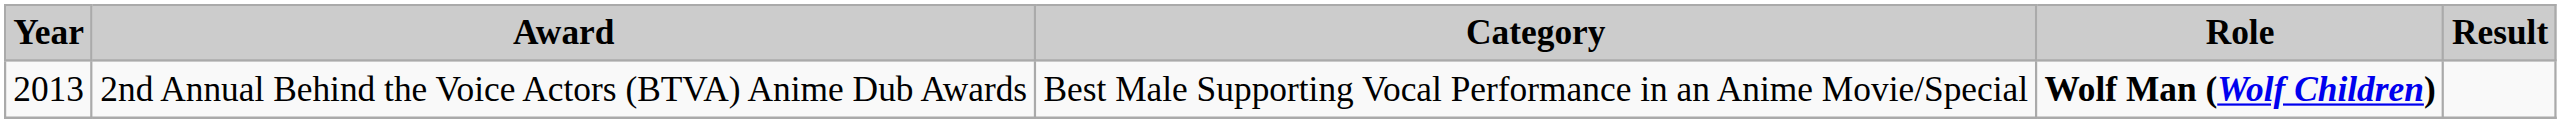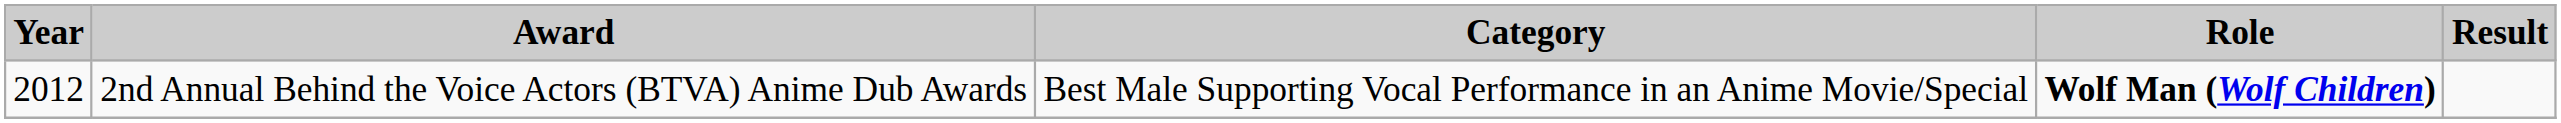(49, 88) 2013 -> (49, 88) 2012
